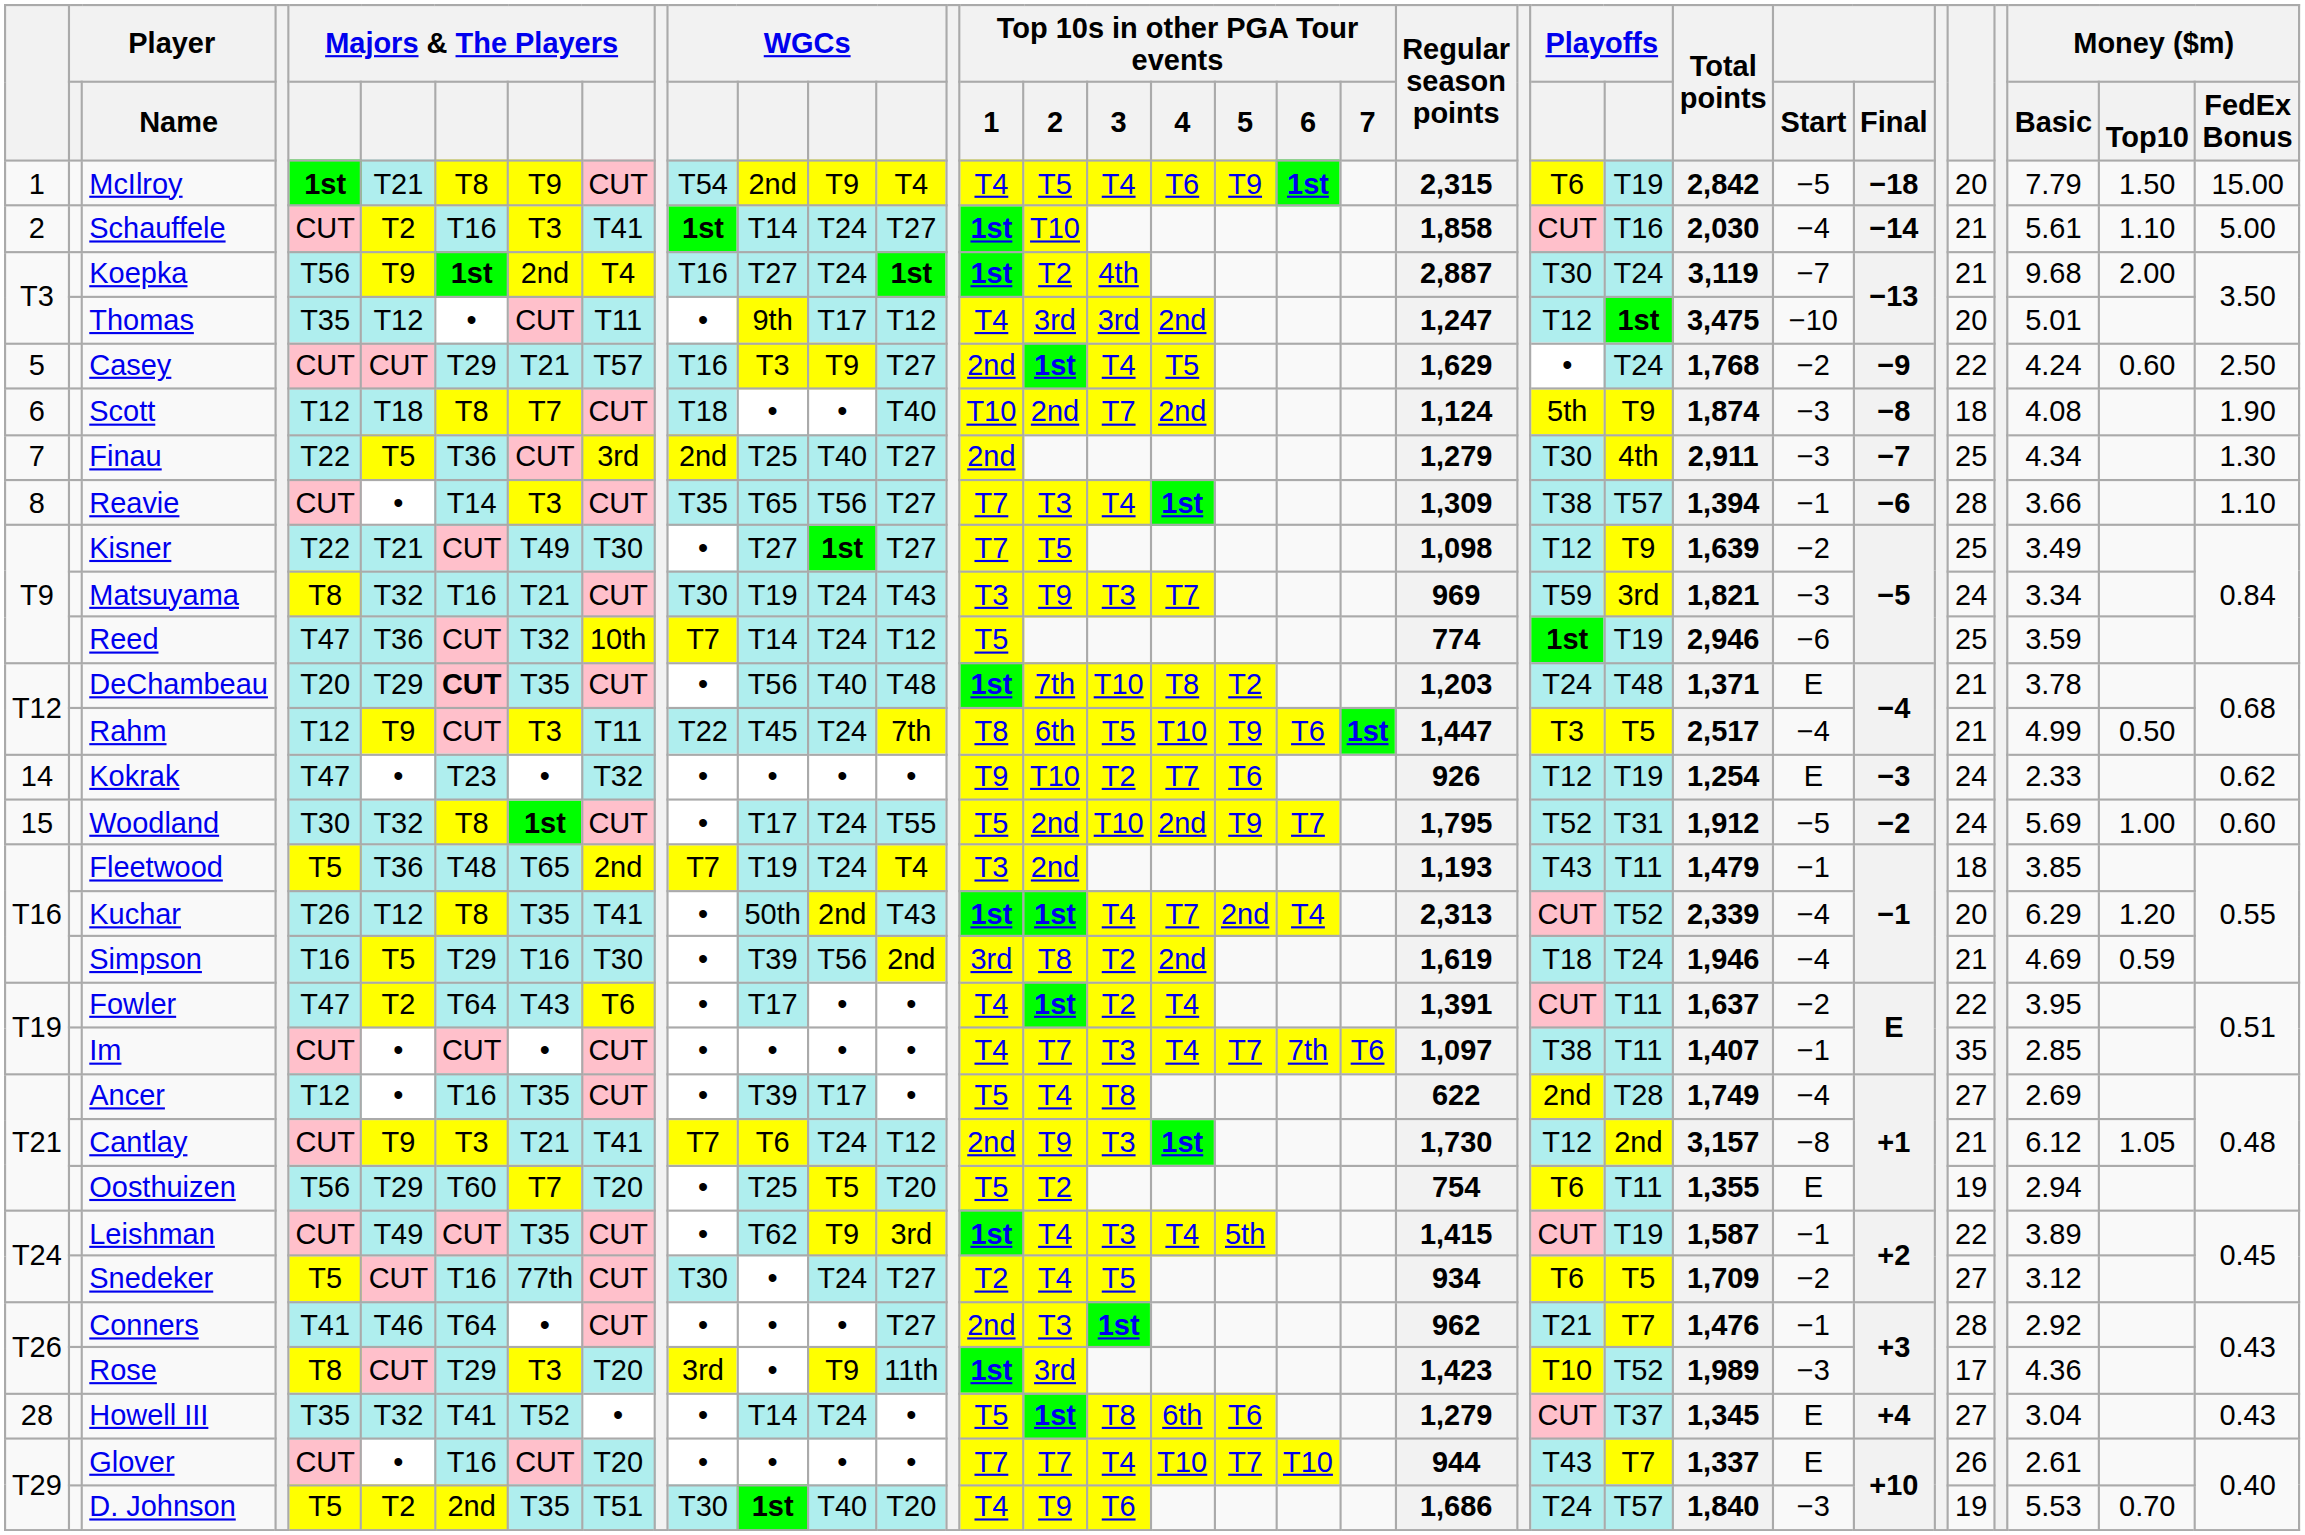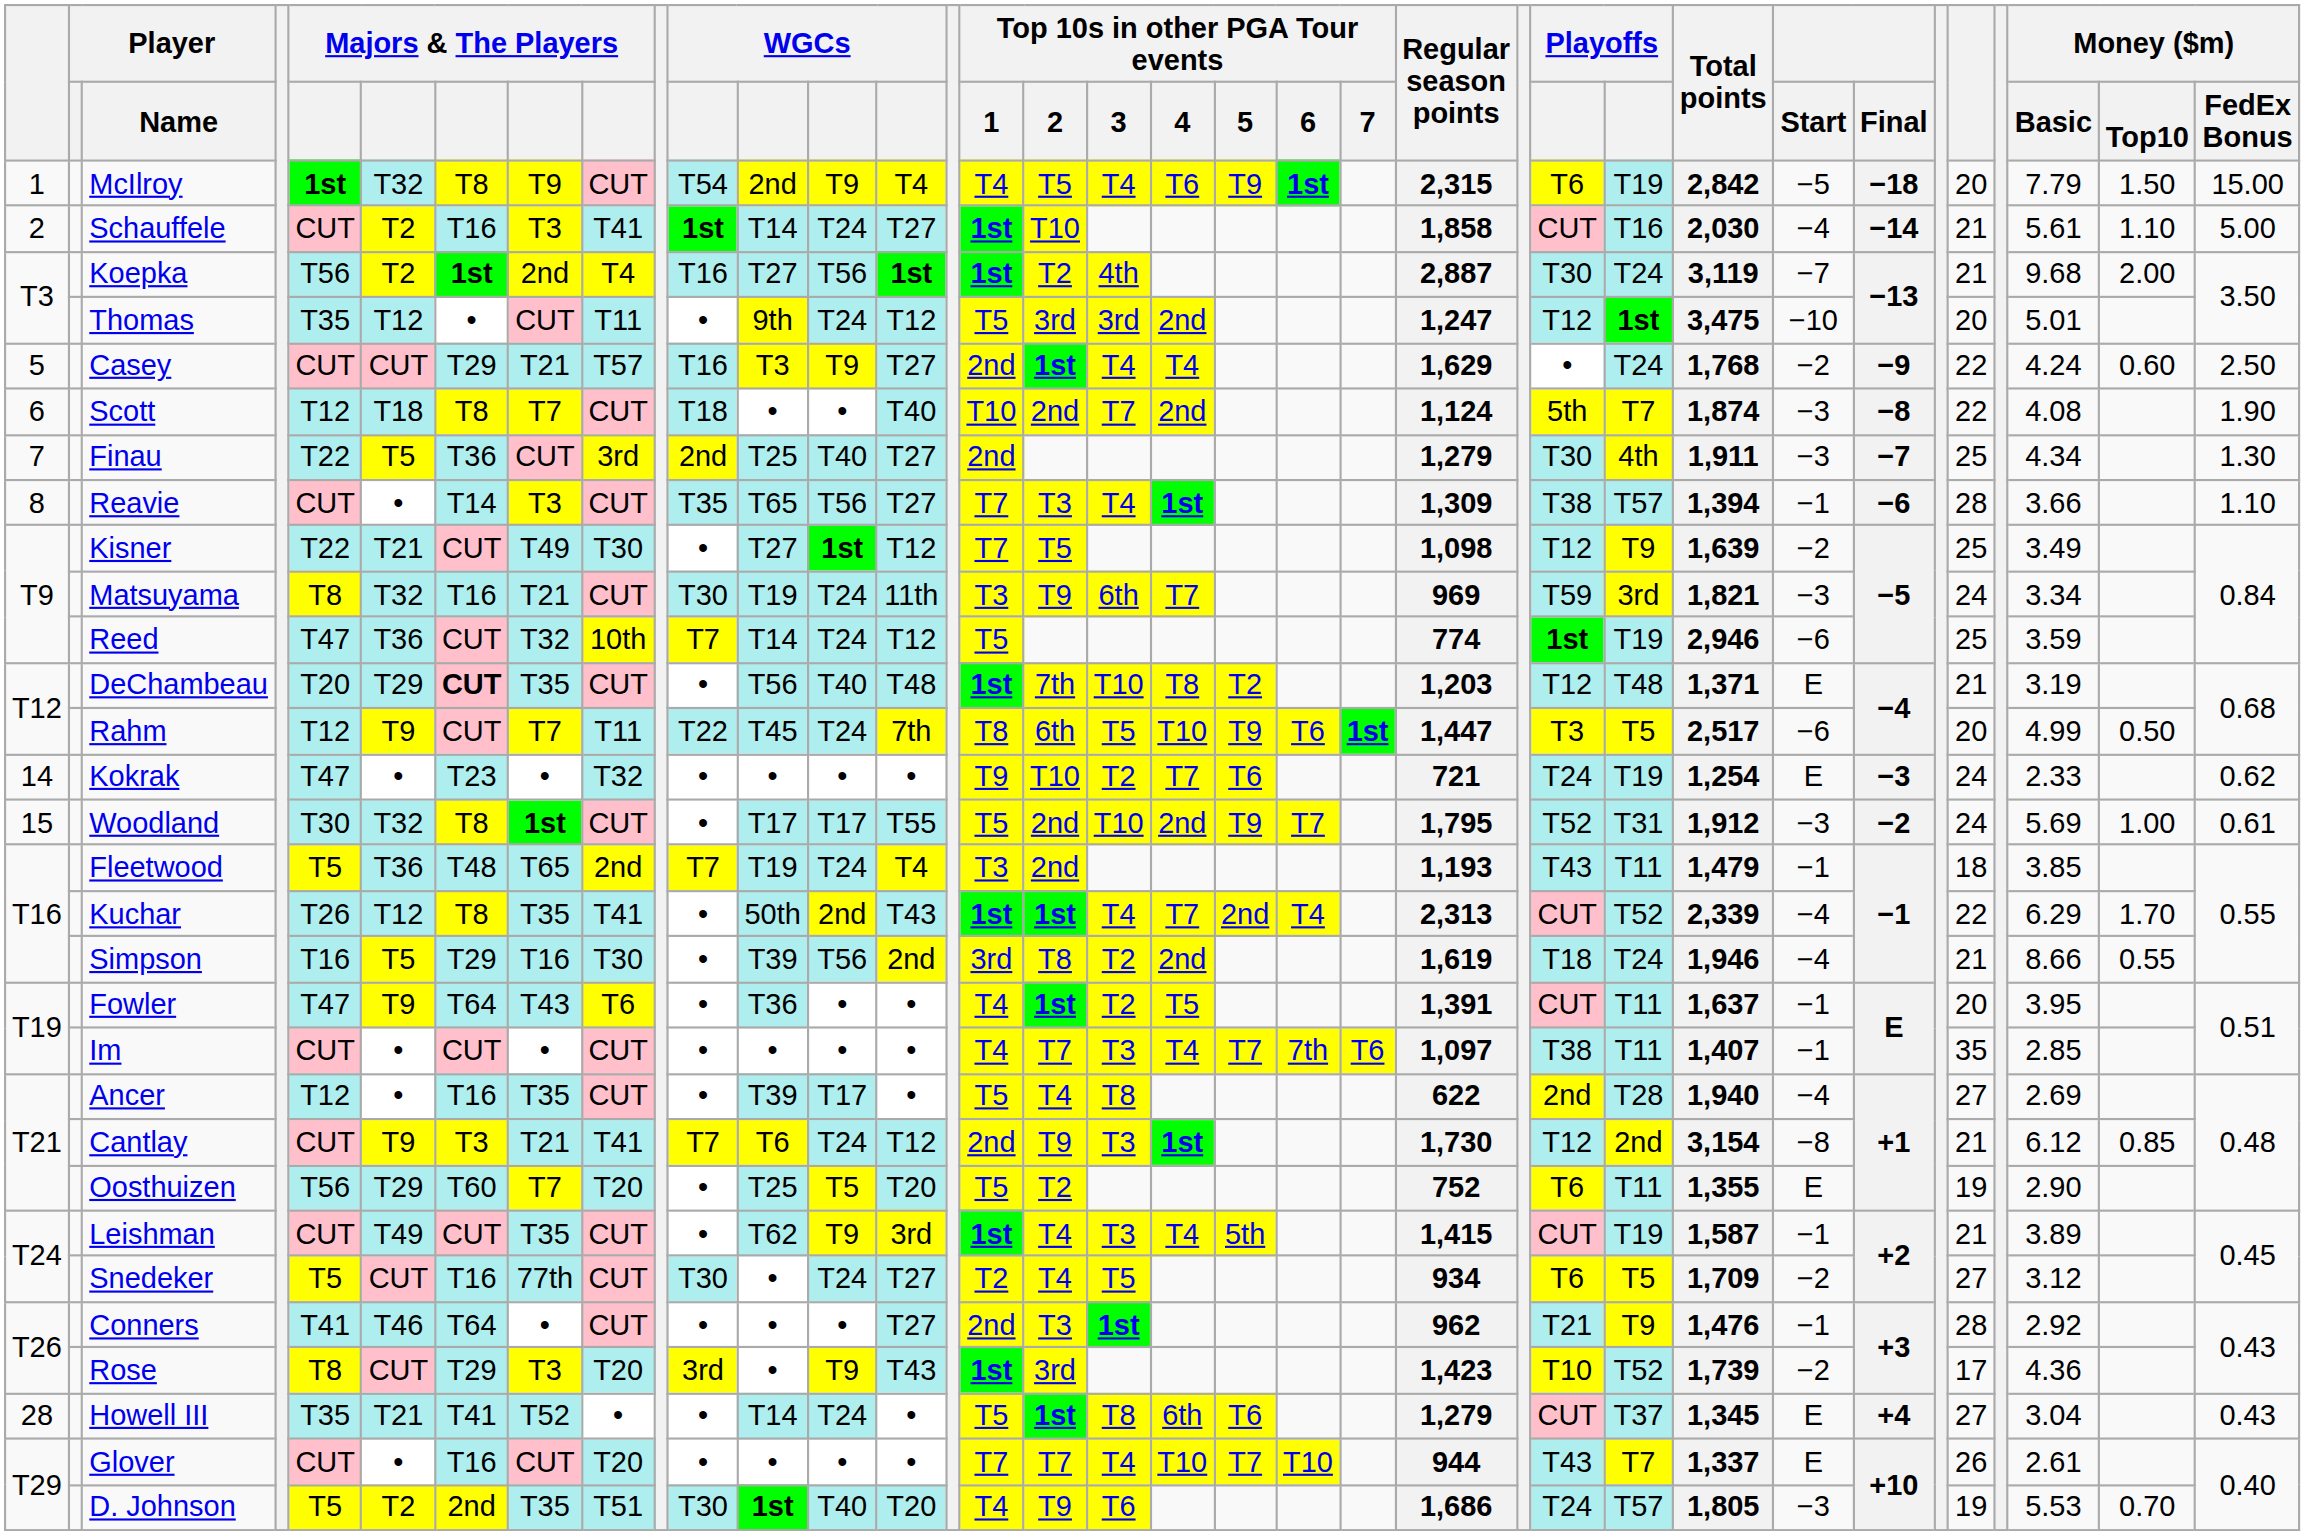(398, 183) T21 -> (398, 183) T32
(398, 274) T9 -> (398, 274) T2
(842, 274) T24 -> (842, 274) T56
(842, 320) T17 -> (842, 320) T24
(991, 320) T4 -> (991, 320) T5
(1182, 365) T5 -> (1182, 365) T4
(1638, 411) T9 -> (1638, 411) T7
(1971, 411) 18 -> (1971, 411) 22
(1723, 457) 2,911 -> (1723, 457) 1,911
(911, 548) T27 -> (911, 548) T12
(911, 594) T43 -> (911, 594) 11th
(1119, 594) T3 -> (1119, 594) 6th
(1567, 685) T24 -> (1567, 685) T12
(2053, 685) 3.78 -> (2053, 685) 3.19
(545, 731) T3 -> (545, 731) T7
(1813, 731) −4 -> (1813, 731) −6
(1971, 731) 21 -> (1971, 731) 20
(1456, 776) 926 -> (1456, 776) 721
(1567, 776) T12 -> (1567, 776) T24
(842, 822) T24 -> (842, 822) T17
(1813, 822) −5 -> (1813, 822) −3
(2248, 822) 0.60 -> (2248, 822) 0.61
(1971, 913) 20 -> (1971, 913) 22
(2147, 913) 1.20 -> (2147, 913) 1.70
(2053, 959) 4.69 -> (2053, 959) 8.66
(2147, 959) 0.59 -> (2147, 959) 0.55
(398, 1005) T2 -> (398, 1005) T9
(773, 1005) T17 -> (773, 1005) T36
(1182, 1005) T4 -> (1182, 1005) T5
(1813, 1005) −2 -> (1813, 1005) −1
(1971, 1005) 22 -> (1971, 1005) 20
(1723, 1096) 1,749 -> (1723, 1096) 1,940
(1723, 1142) 3,157 -> (1723, 1142) 3,154
(2147, 1142) 1.05 -> (2147, 1142) 0.85
(1456, 1187) 754 -> (1456, 1187) 752
(2053, 1187) 2.94 -> (2053, 1187) 2.90
(1971, 1233) 22 -> (1971, 1233) 21
(1638, 1324) T7 -> (1638, 1324) T9
(911, 1370) 11th -> (911, 1370) T43
(1723, 1370) 1,989 -> (1723, 1370) 1,739
(1813, 1370) −3 -> (1813, 1370) −2
(398, 1416) T32 -> (398, 1416) T21
(1723, 1507) 1,840 -> (1723, 1507) 1,805
